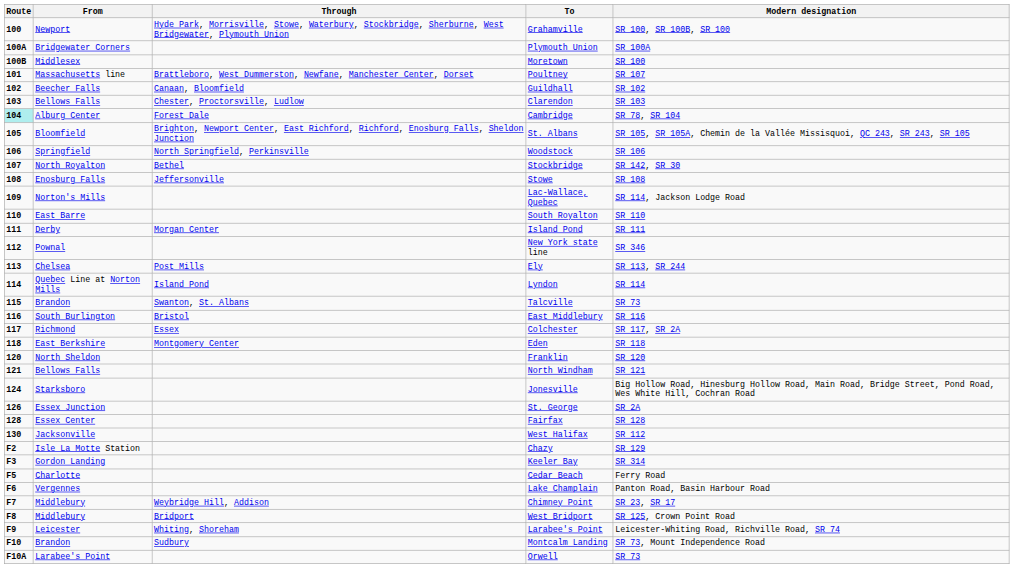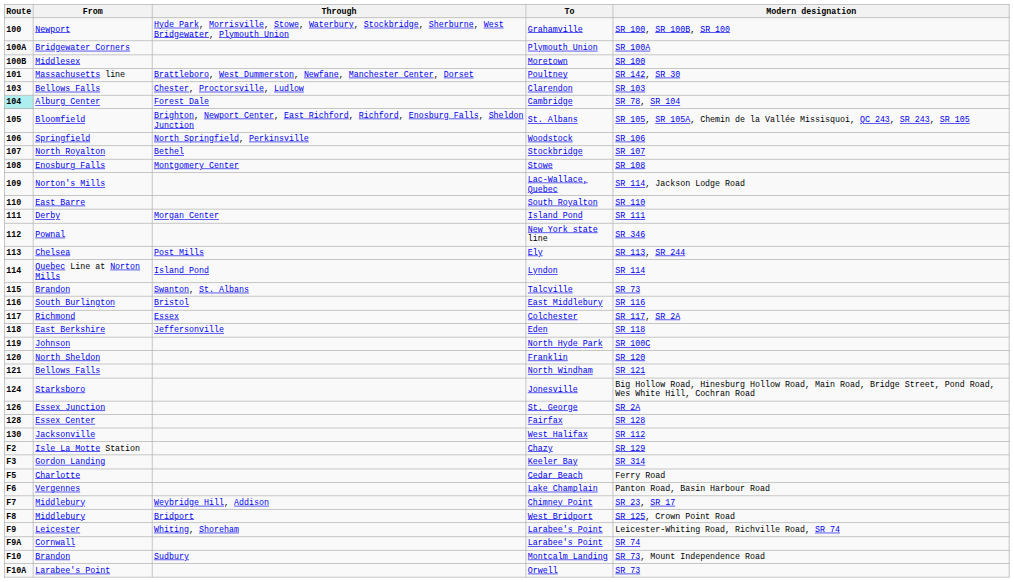(630, 75) SR 107 -> (648, 75) SR 142, SR 30
- row: (68, 88)
(648, 166) SR 142, SR 30 -> (630, 152) SR 107
(189, 179) Jeffersonville -> (197, 166) Montgomery Center
(197, 344) Montgomery Center -> (189, 330) Jeffersonville
+ row: (53, 344)
+ row: (55, 543)
